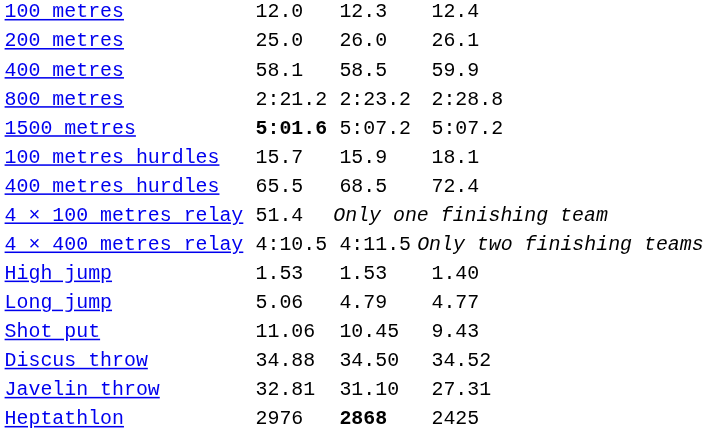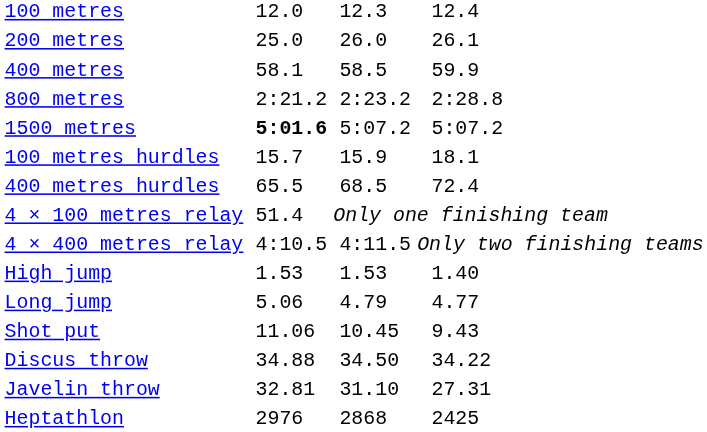(461, 361) 34.52 -> (461, 361) 34.22
(363, 419) bold -> (363, 419) normal
